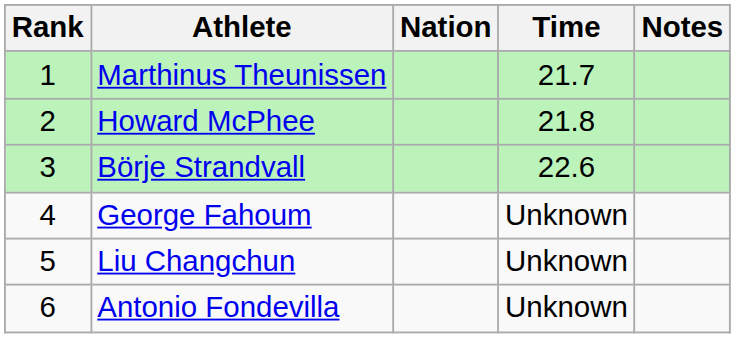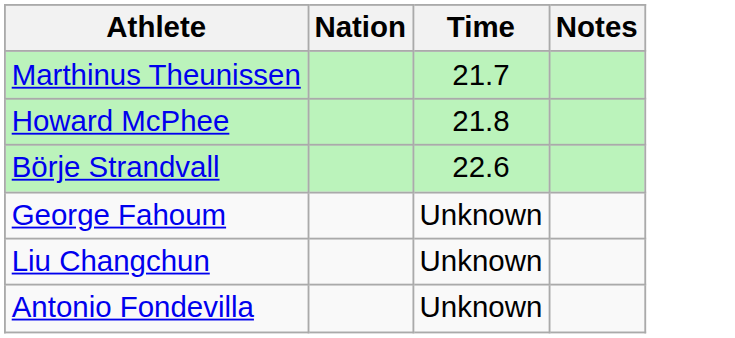- column: (48, 27)
